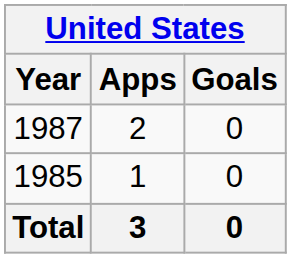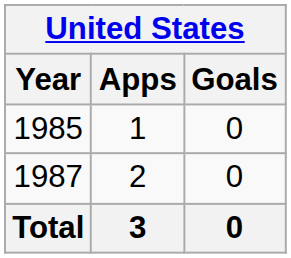rows swapped: (48, 177) <-> (48, 128)
